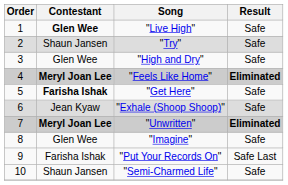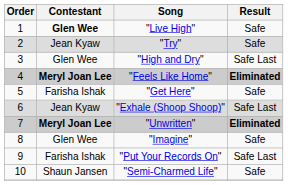(75, 44) Shaun Jansen -> (75, 44) Jean Kyaw
(255, 60) Safe -> (255, 60) Safe Last
(75, 92) bold -> (75, 92) normal
(255, 108) Safe -> (255, 108) Safe Last
